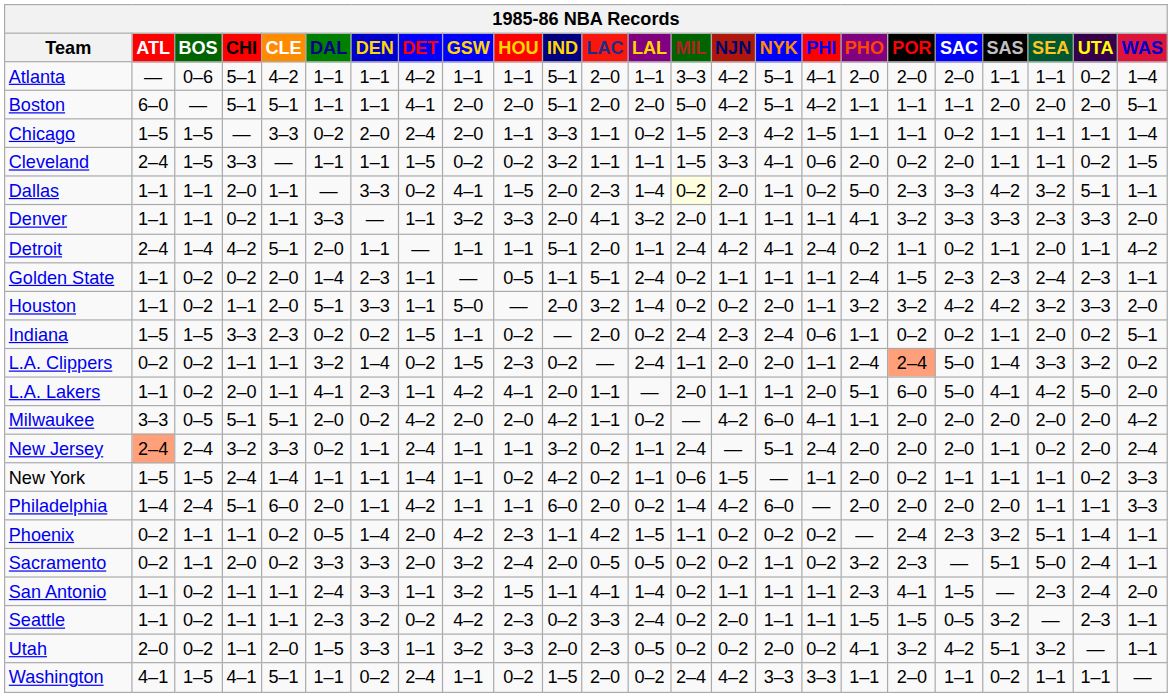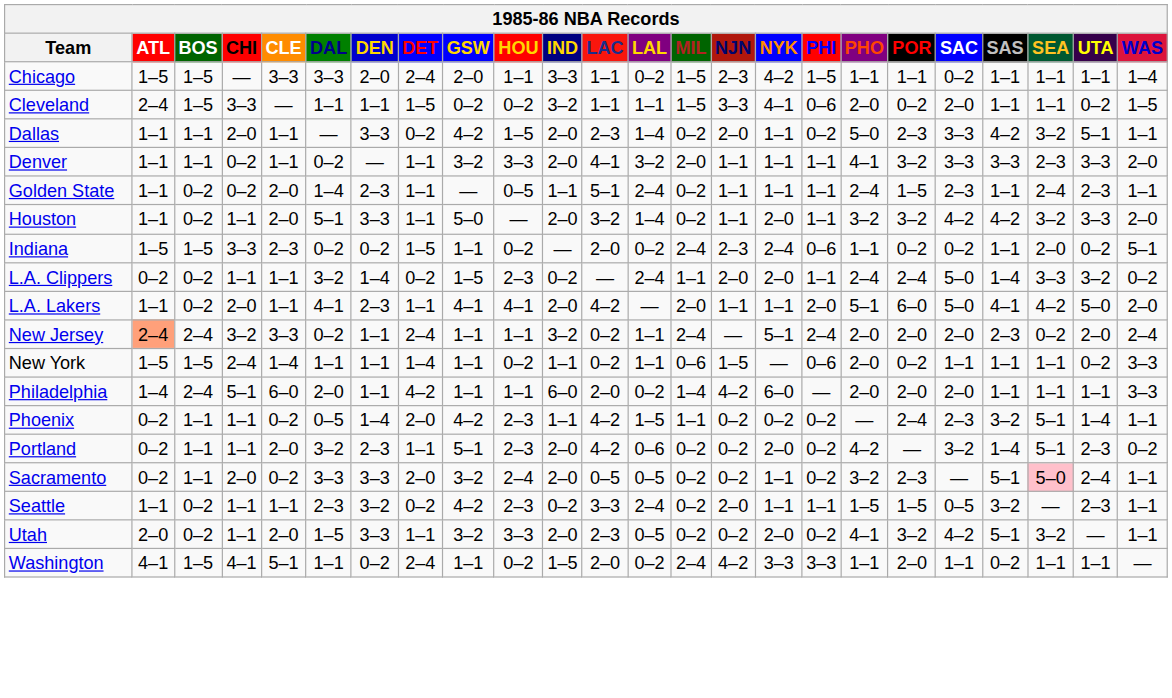- row: (37, 76)
- row: (37, 105)
(329, 134) 0–2 -> (329, 76) 3–3
(468, 191) 4–1 -> (468, 134) 4–2
(691, 191) lightyellow background -> (691, 134) no background
(329, 220) 3–3 -> (329, 162) 0–2
- row: (35, 248)
(1005, 277) 2–3 -> (1005, 191) 1–1
(733, 305) 0–2 -> (733, 220) 1–1
(912, 363) lightsalmon background -> (912, 277) no background
(468, 391) 4–2 -> (468, 305) 4–1
(605, 391) 1–1 -> (605, 305) 4–2
- row: (51, 420)
(1005, 449) 1–1 -> (1005, 334) 2–3
(562, 477) 4–2 -> (562, 363) 1–1
(821, 477) 1–1 -> (821, 363) 0–6
(1005, 506) 2–0 -> (1005, 391) 1–1
+ row: (42, 449)
(1051, 563) no background -> (1051, 477) pink background
- row: (58, 592)
